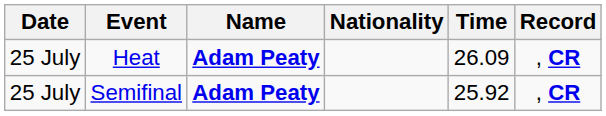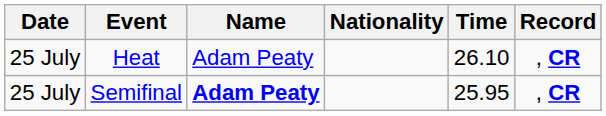(256, 57) bold -> (253, 57) normal
(482, 57) 26.09 -> (482, 57) 26.10
(482, 92) 25.92 -> (482, 92) 25.95
